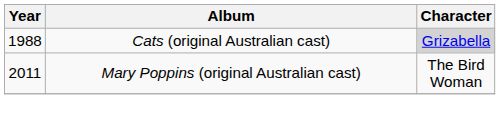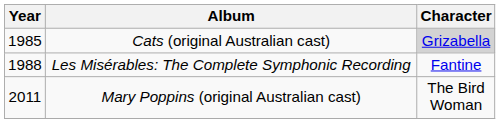(25, 40) 1988 -> (25, 40) 1985
+ row: (231, 64)
